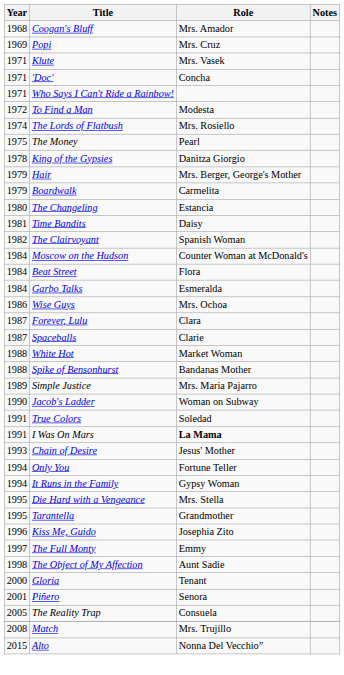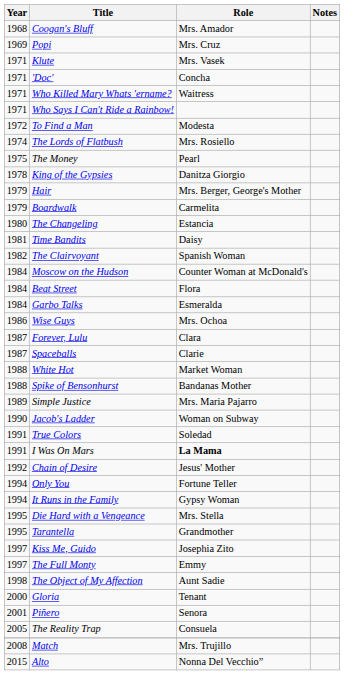+ row: (102, 93)
(17, 451) 1993 -> (17, 467) 1992
(17, 532) 1996 -> (17, 548) 1997
